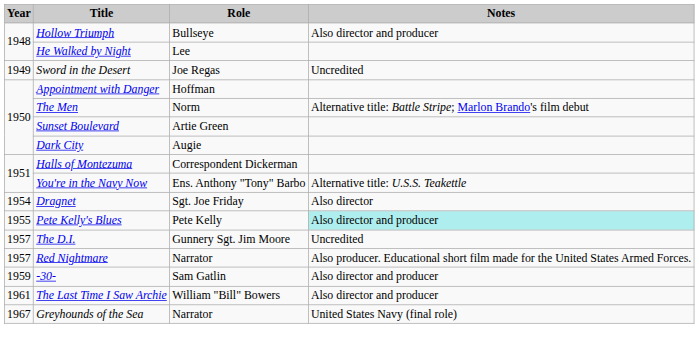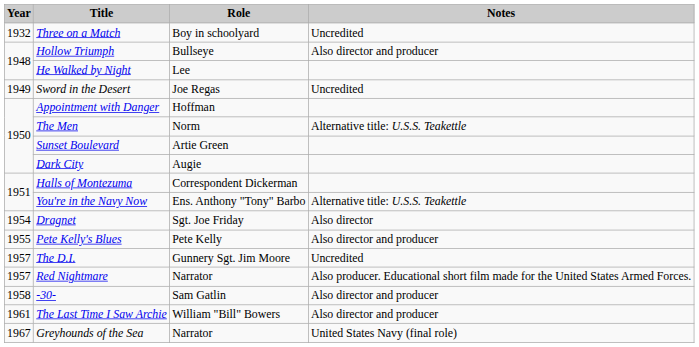+ row: (78, 32)
(450, 107) Alternative title: Battle Stripe; Marlon Brando's film debut -> (389, 126) Alternative title: U.S.S. Teakettle
(374, 220) paleturquoise background -> (374, 239) no background
(19, 276) 1959 -> (19, 295) 1958
